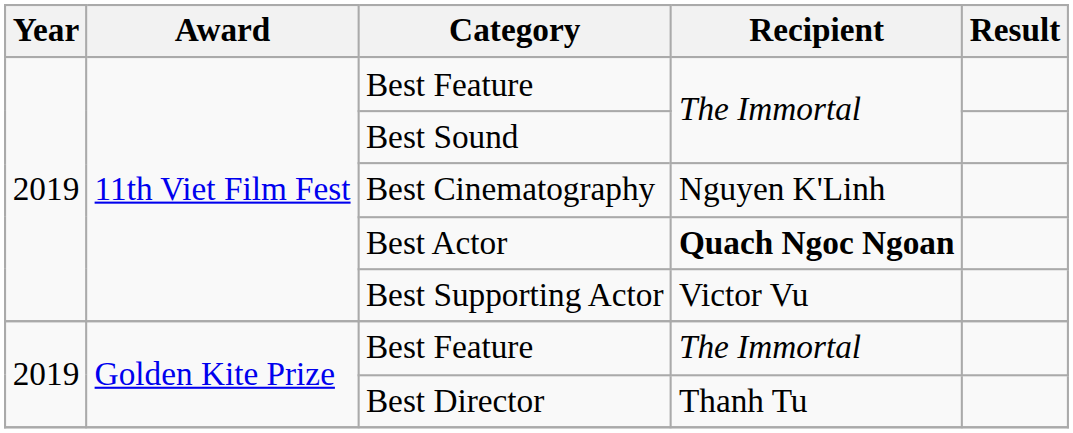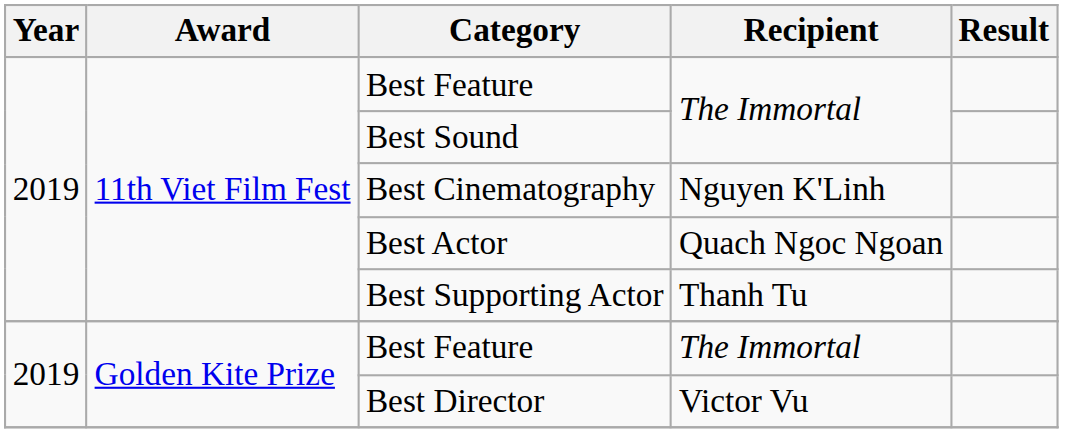(817, 242) bold -> (811, 242) normal
(744, 294) Victor Vu -> (743, 294) Thanh Tu
(743, 400) Thanh Tu -> (744, 400) Victor Vu
